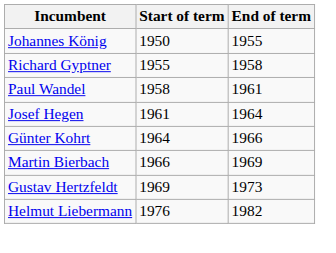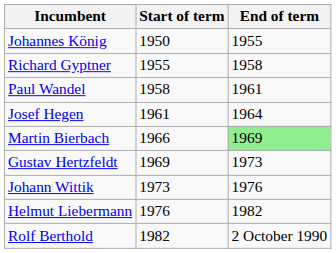- row: (49, 138)
(247, 162) no background -> (247, 138) lightgreen background
+ row: (51, 187)
+ row: (50, 235)
